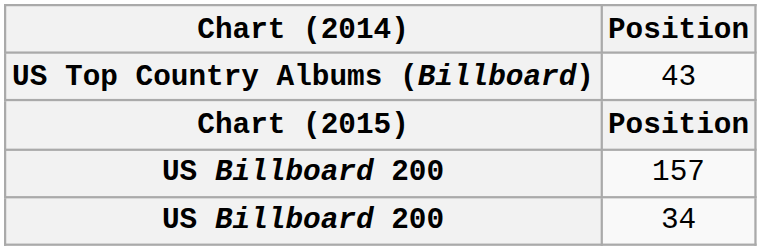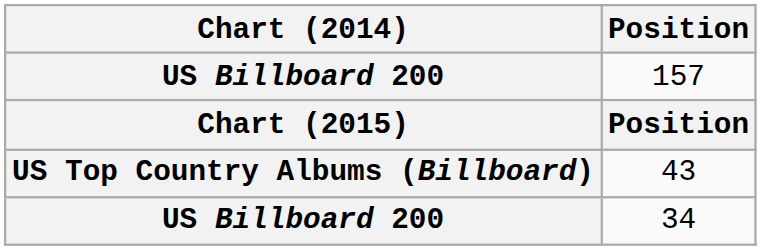rows swapped: (679, 77) <-> (679, 173)
